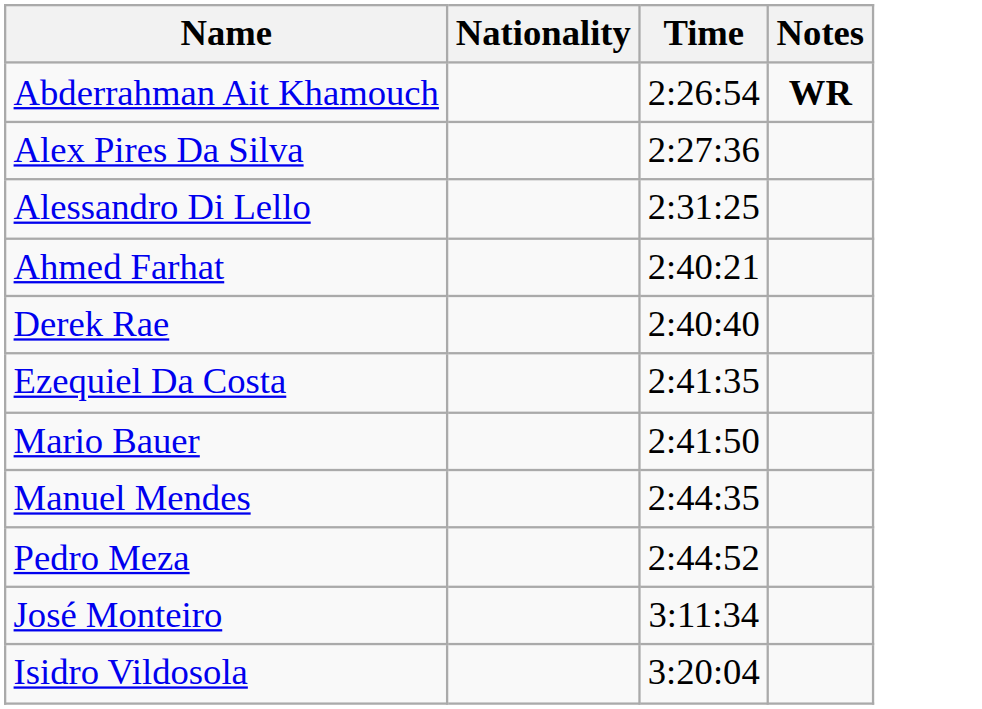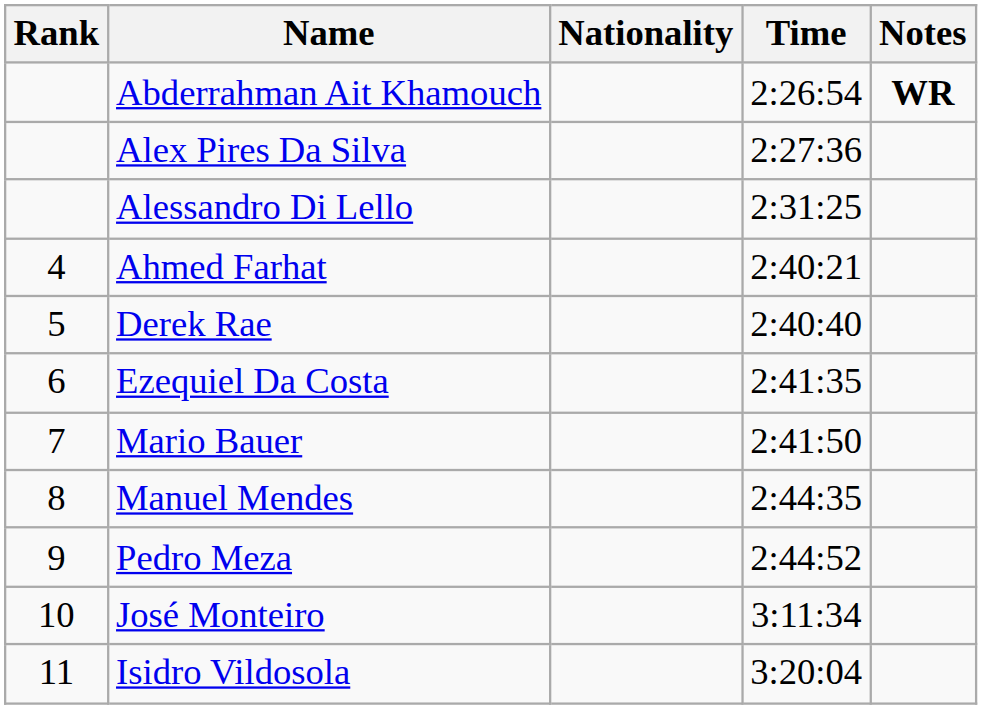+ column: (56, 33)
